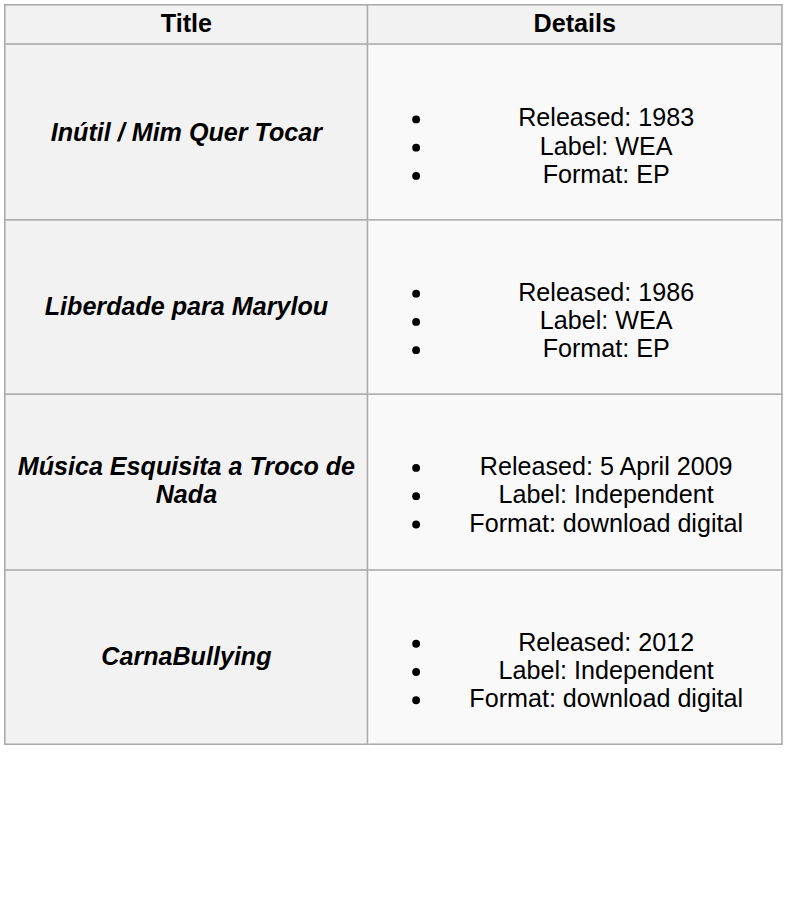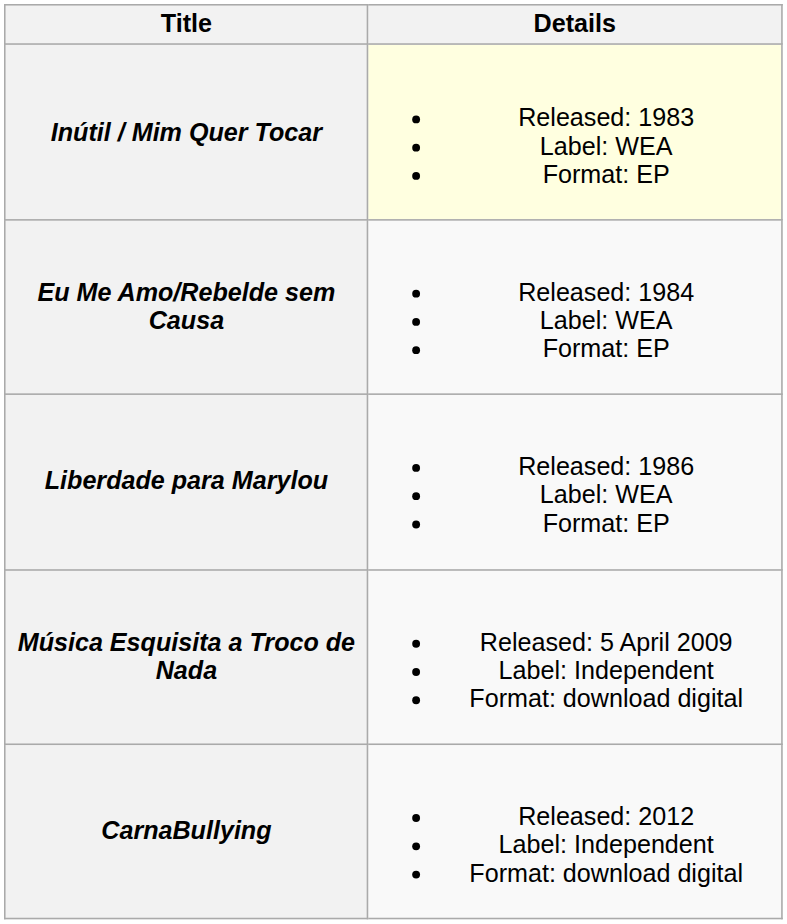(575, 146) no background -> (575, 146) lightyellow background
+ row: (186, 306)
